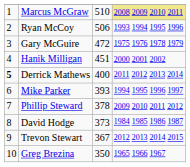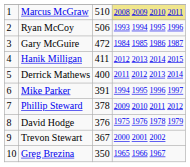(149, 43) 1975 1976 1978 1979 -> (149, 43) 1984 1985 1986 1987
(102, 59) 451 -> (102, 59) 411
(140, 59) 2000 2001 2002 -> (149, 59) 2012 2013 2014 2015
(9, 75) bold -> (9, 75) normal
(102, 91) 393 -> (102, 91) 391
(102, 122) 373 -> (102, 122) 376
(149, 122) 1984 1985 1986 1987 -> (149, 122) 1975 1976 1978 1979
(149, 138) 2012 2013 2014 2015 -> (140, 138) 2000 2001 2002
